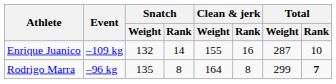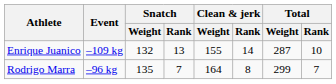(179, 50) 14 -> (179, 50) 13
(248, 50) 16 -> (248, 50) 14
(179, 69) 8 -> (179, 69) 7
(316, 69) bold -> (316, 69) normal
